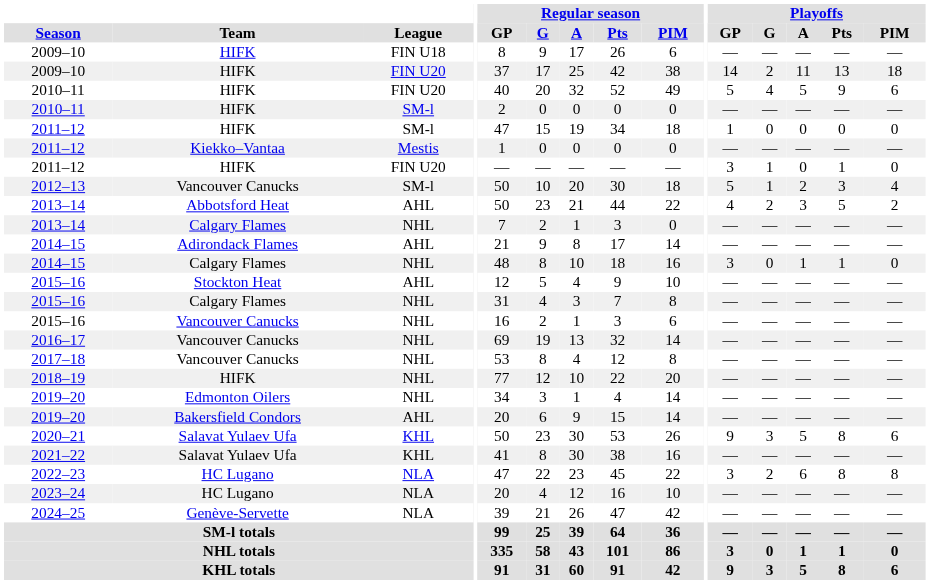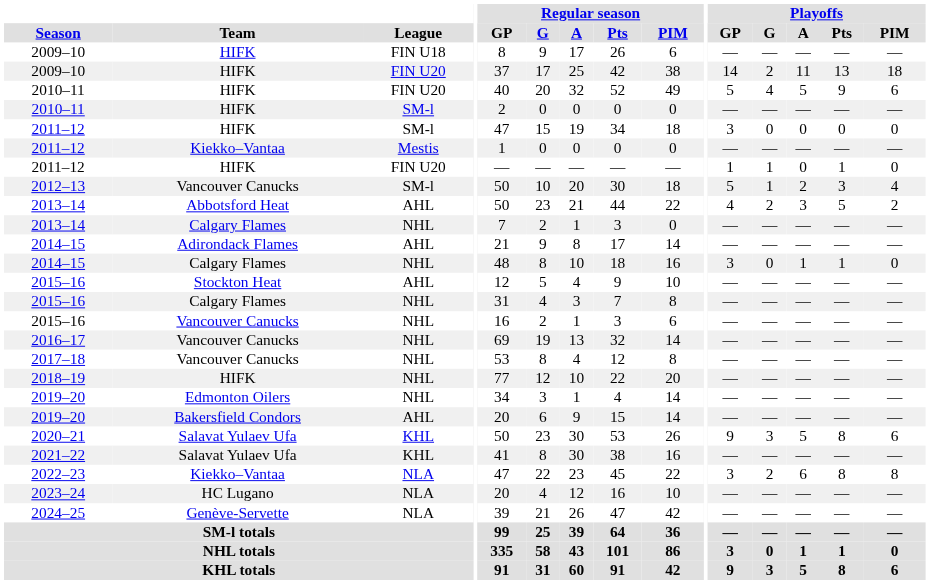(730, 128) 1 -> (730, 128) 3
(730, 167) 3 -> (730, 167) 1
(238, 474) HC Lugano -> (238, 474) Kiekko–Vantaa
